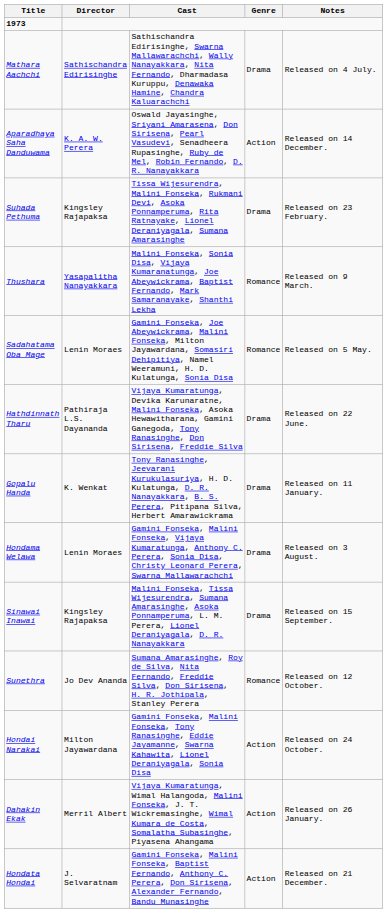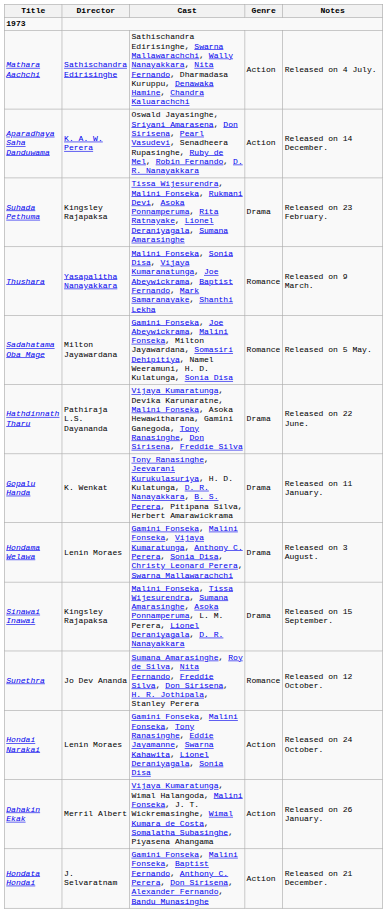(259, 70) Drama -> (261, 70) Action
(93, 350) Lenin Moraes -> (91, 350) Milton Jayawardana
(91, 745) Milton Jayawardana -> (93, 745) Lenin Moraes
